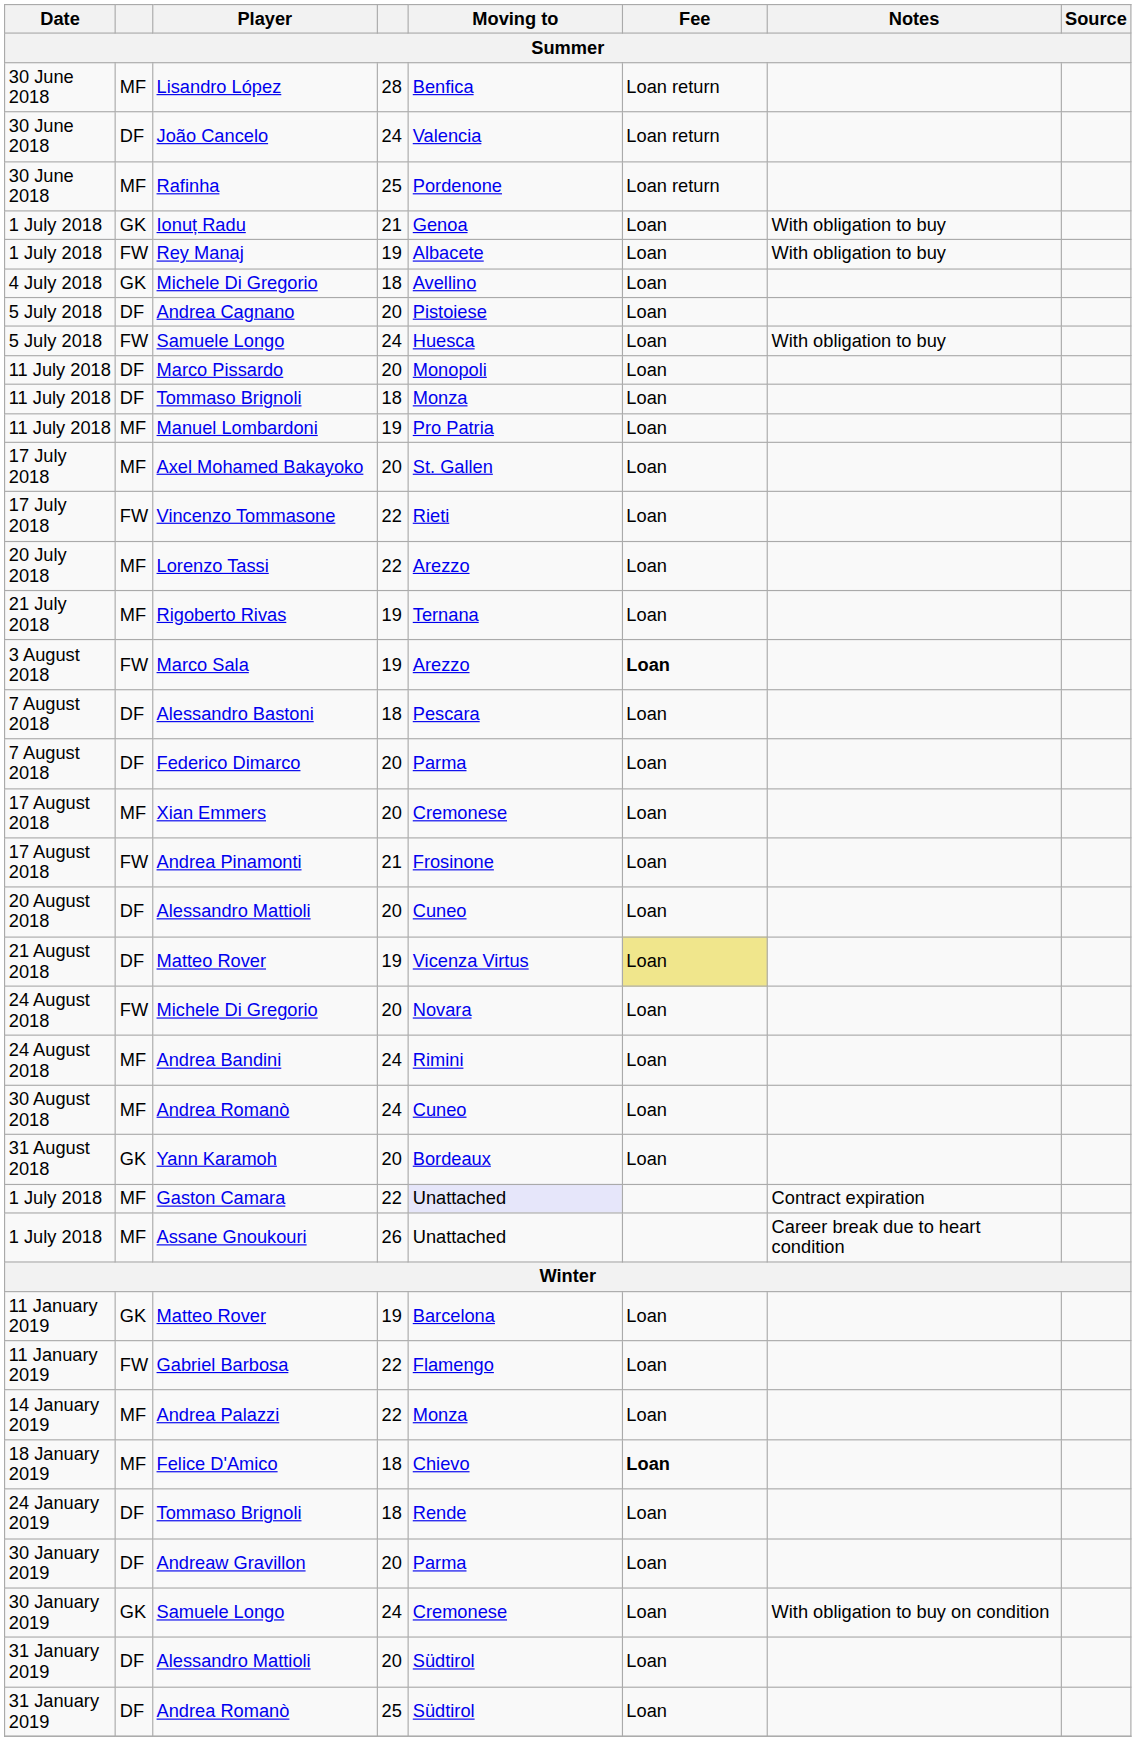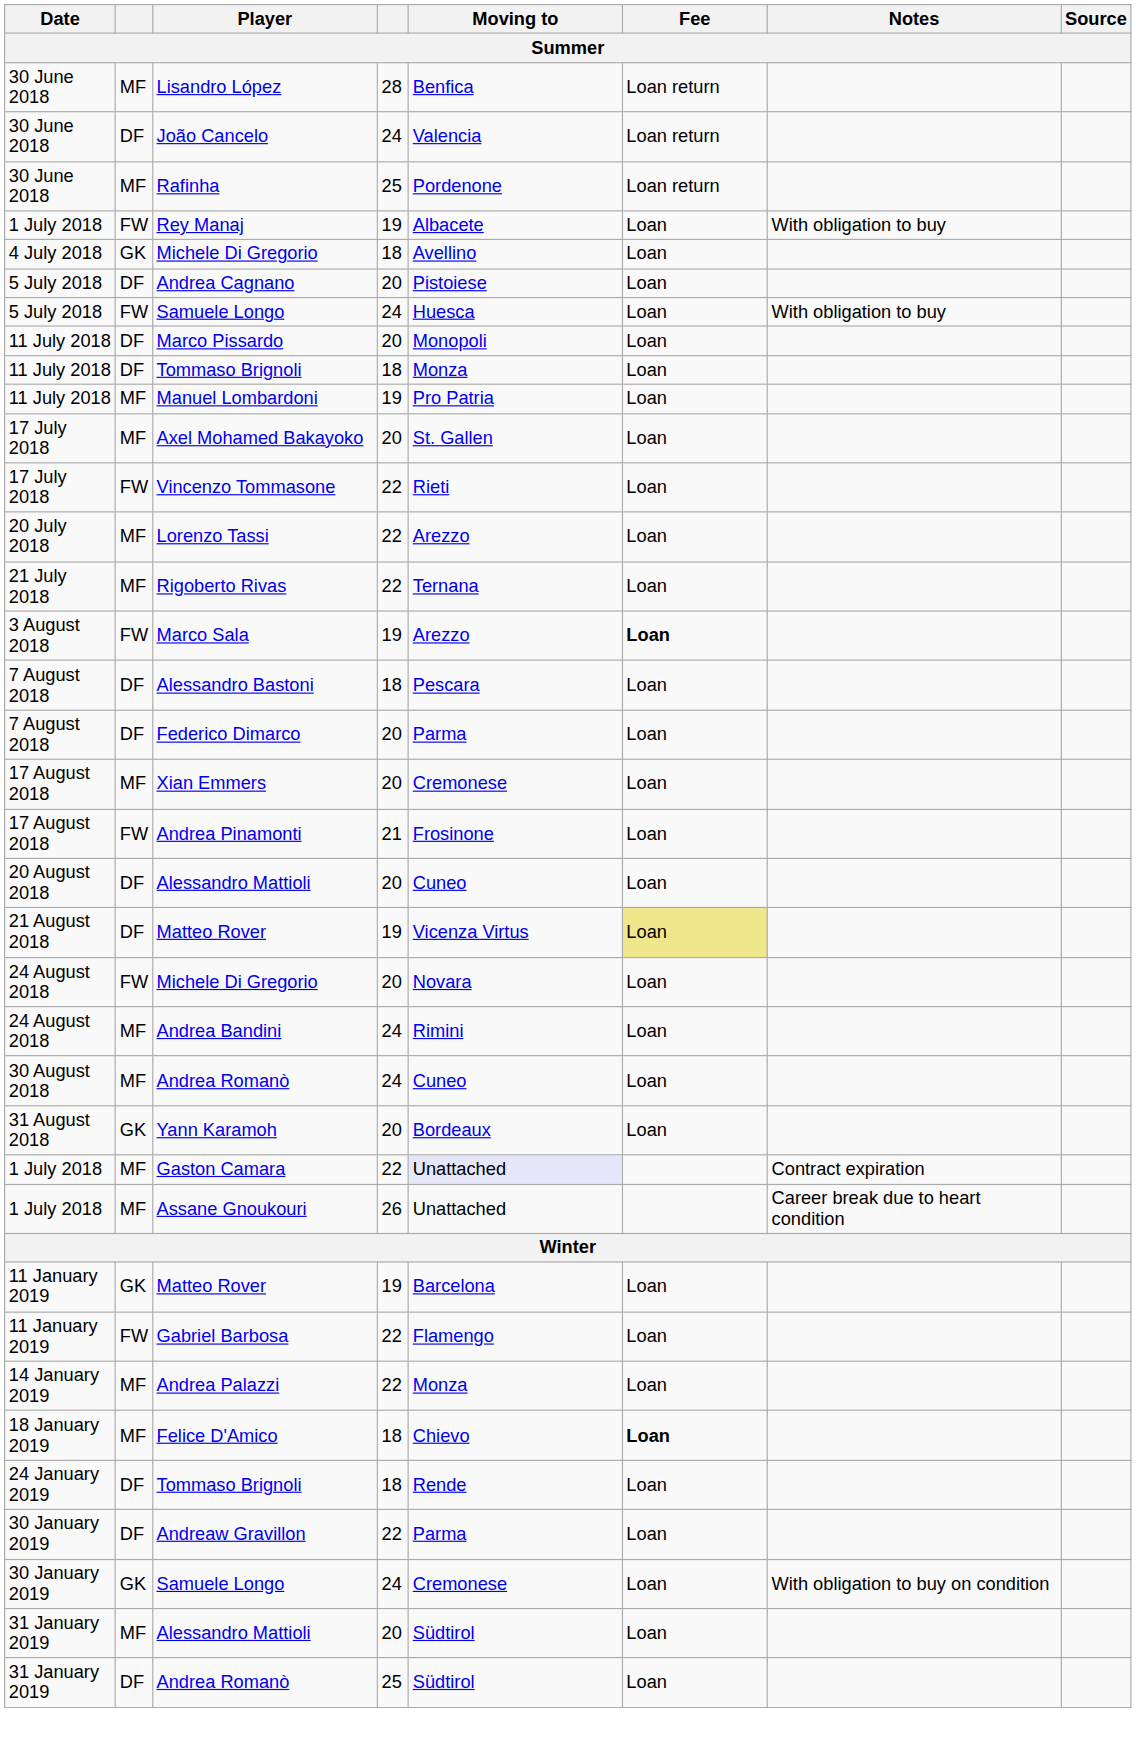- row: (55, 225)
(392, 615) 19 -> (392, 586) 22
(392, 1563) 20 -> (392, 1534) 22
(132, 1661) DF -> (133, 1633) MF
